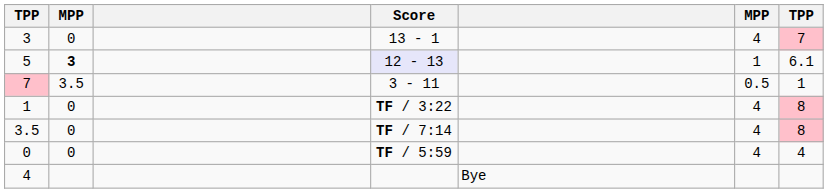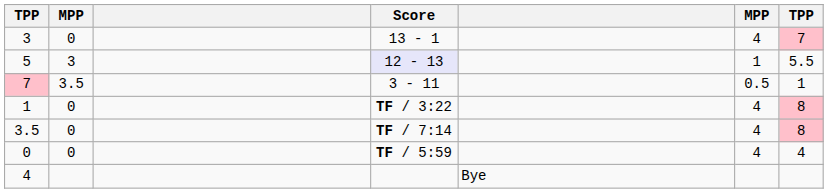(71, 62) bold -> (71, 62) normal
(801, 62) 6.1 -> (801, 62) 5.5
